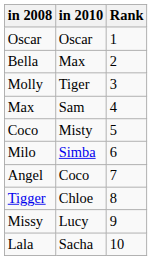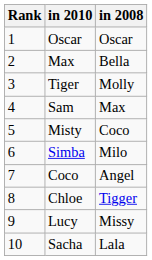columns swapped: (127, 15) <-> (30, 15)
